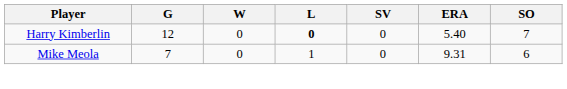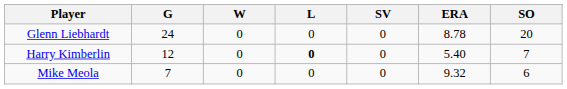+ row: (68, 34)
(311, 53) 1 -> (311, 73) 0
(455, 53) 9.31 -> (455, 73) 9.32
